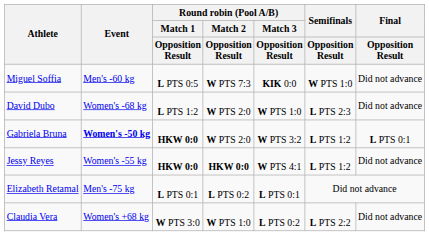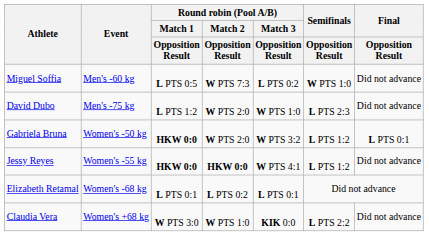(279, 84) KIK 0:0 -> (278, 84) L PTS 0:2
(115, 106) Women's -68 kg -> (109, 106) Men's -75 kg
(117, 134) bold -> (115, 134) normal
(109, 189) Men's -75 kg -> (115, 189) Women's -68 kg
(279, 223) L PTS 0:2 -> (278, 223) KIK 0:0
